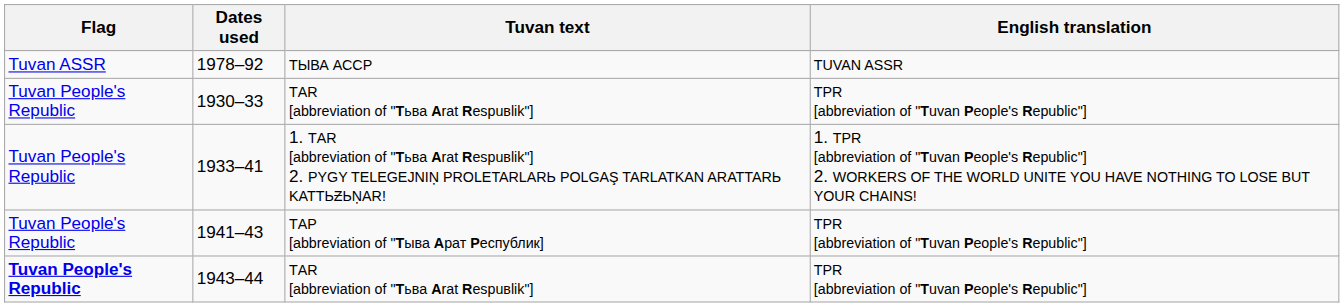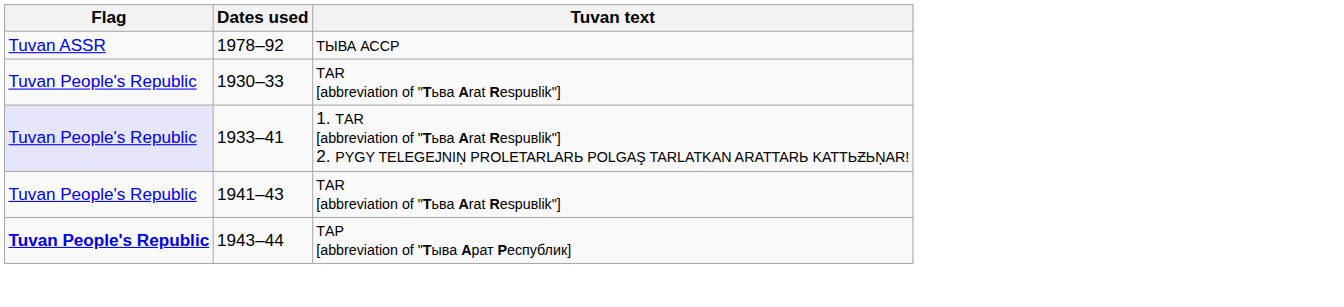- column: (1074, 27)
(67, 166) no background -> (103, 138) lavender background
(416, 233) ТAP [abbreviation of "Тыва Арат Республик] -> (439, 195) ТAR [abbreviation of "Tьвa Arat Respuвlik"]
(411, 280) ТAR [abbreviation of "Tьвa Arat Respuвlik"] -> (444, 241) ТAP [abbreviation of "Тыва Арат Республик]
